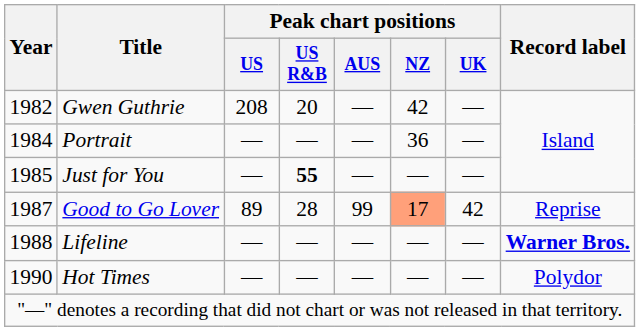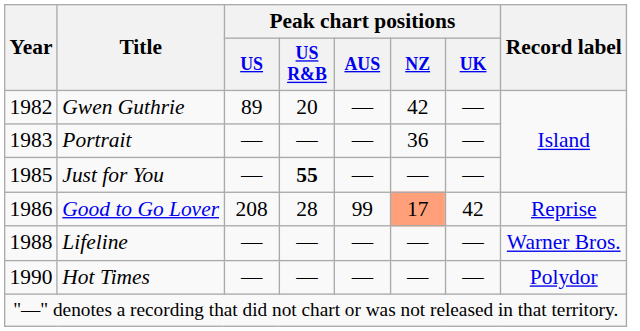(252, 106) 208 -> (252, 106) 89
(31, 140) 1984 -> (31, 140) 1983
(31, 208) 1987 -> (31, 208) 1986
(252, 208) 89 -> (252, 208) 208
(568, 242) bold -> (564, 242) normal
